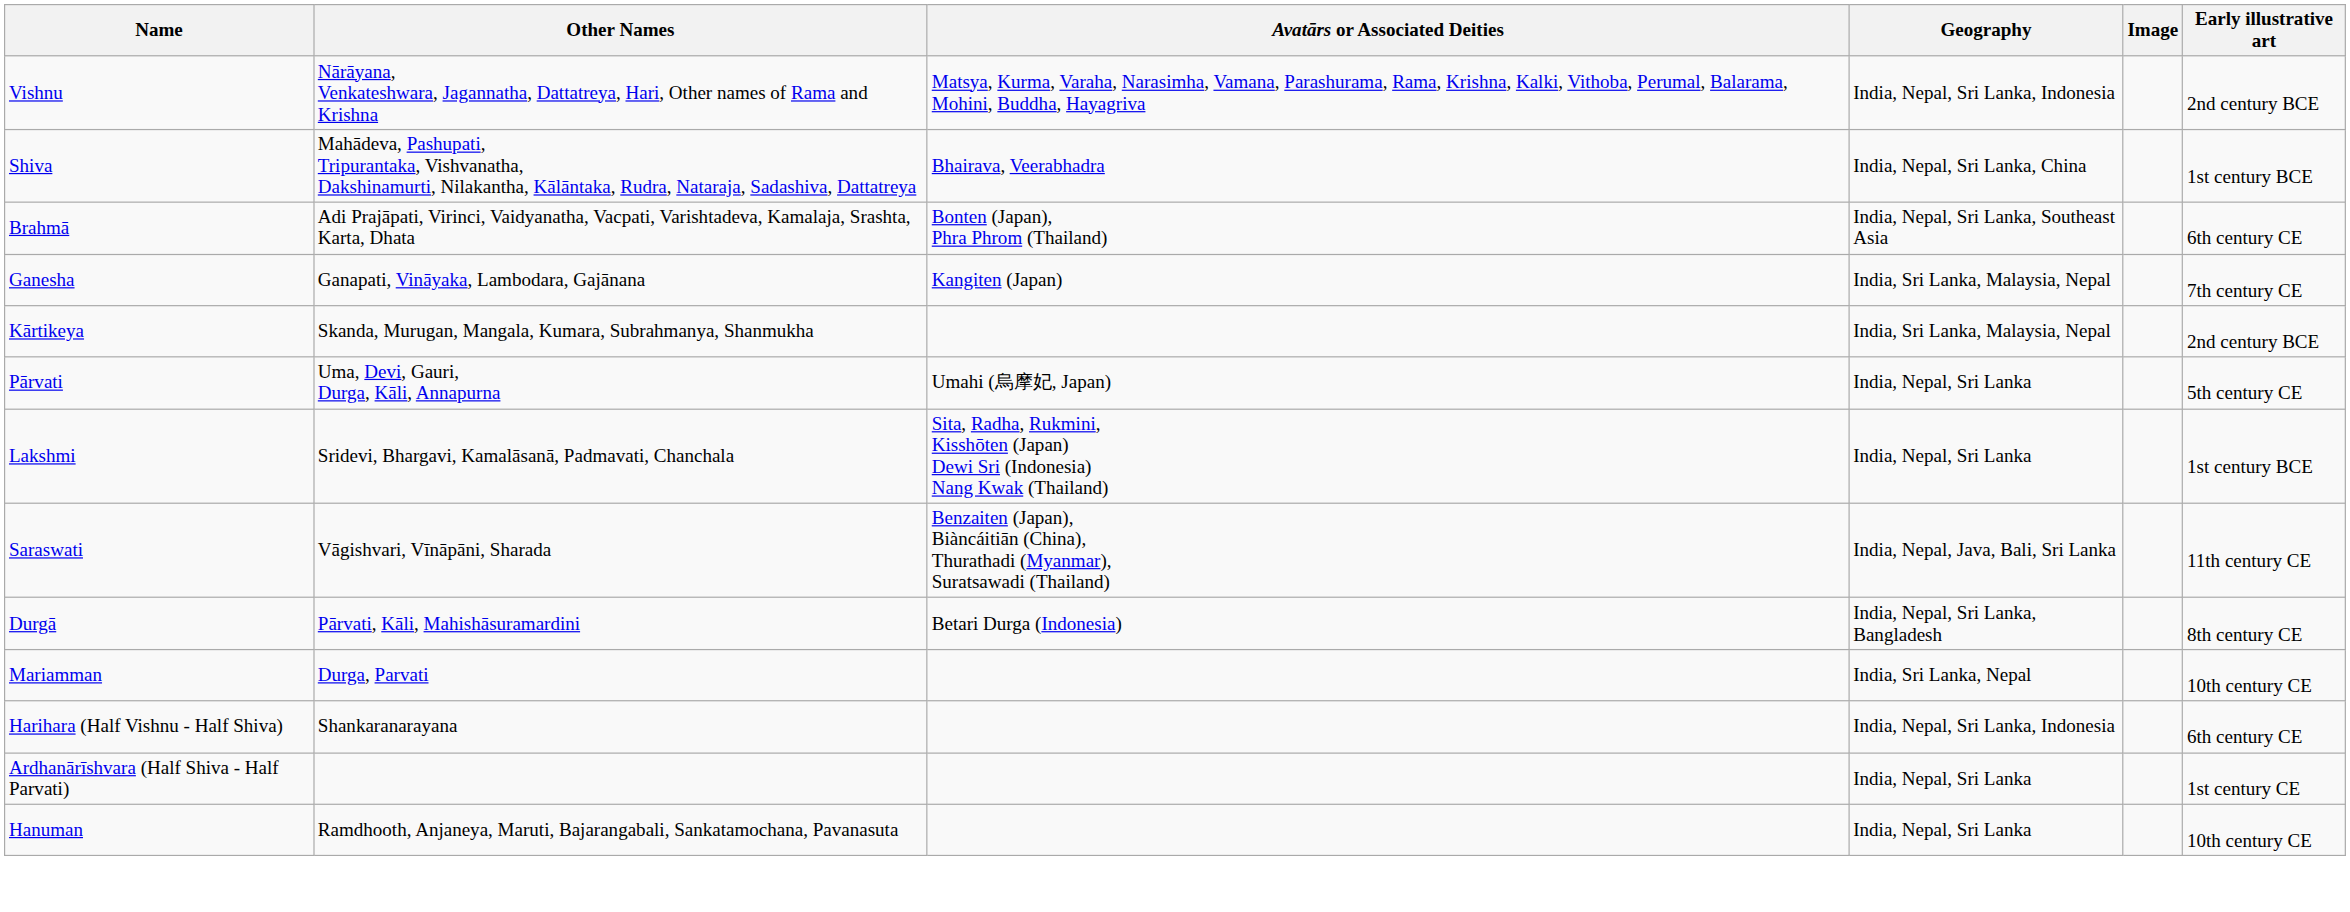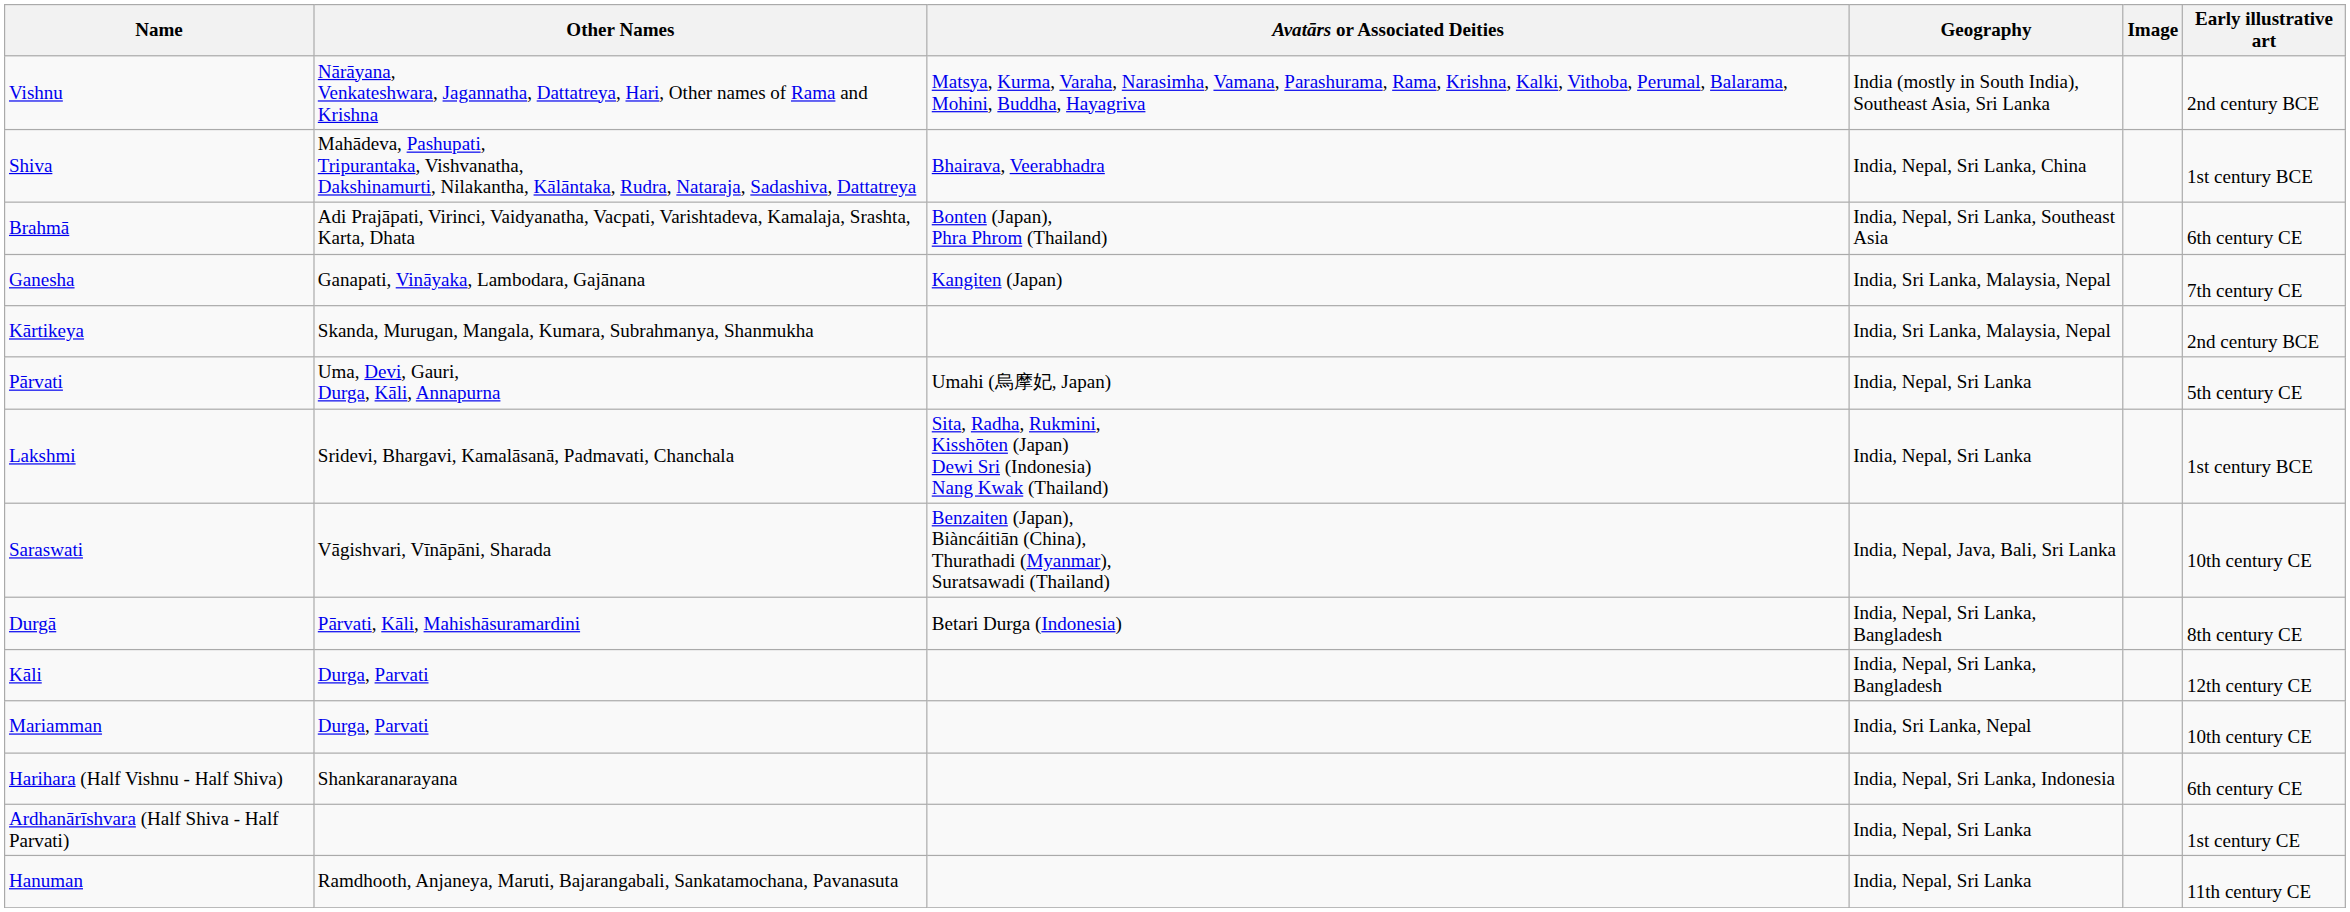(1984, 92) India, Nepal, Sri Lanka, Indonesia -> (1966, 92) India (mostly in South India), Southeast Asia, Sri Lanka
(2249, 561) 11th century CE -> (2249, 561) 10th century CE
+ row: (25, 674)
(2249, 840) 10th century CE -> (2249, 892) 11th century CE
